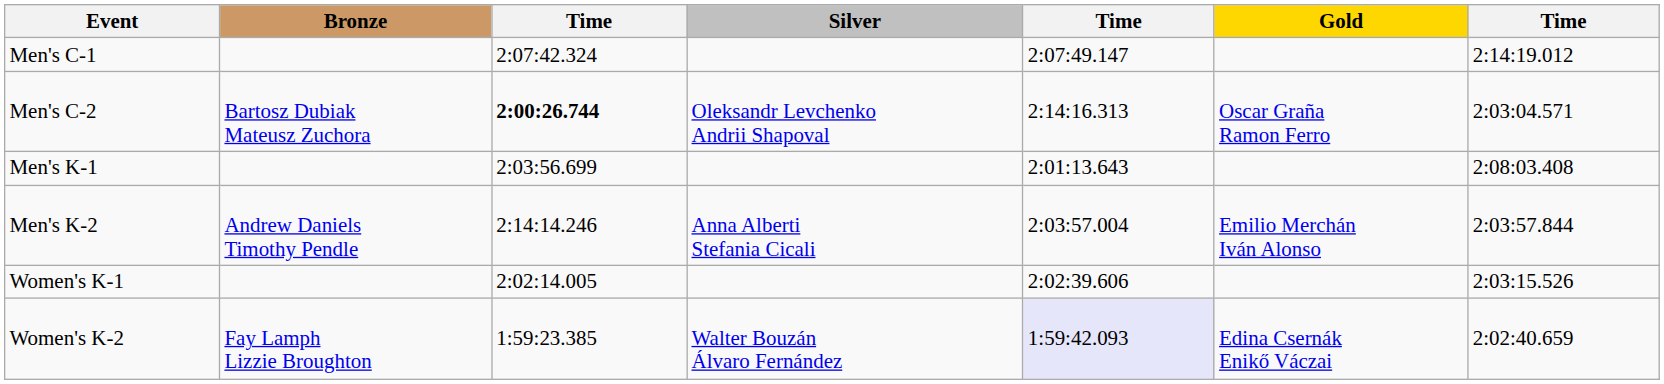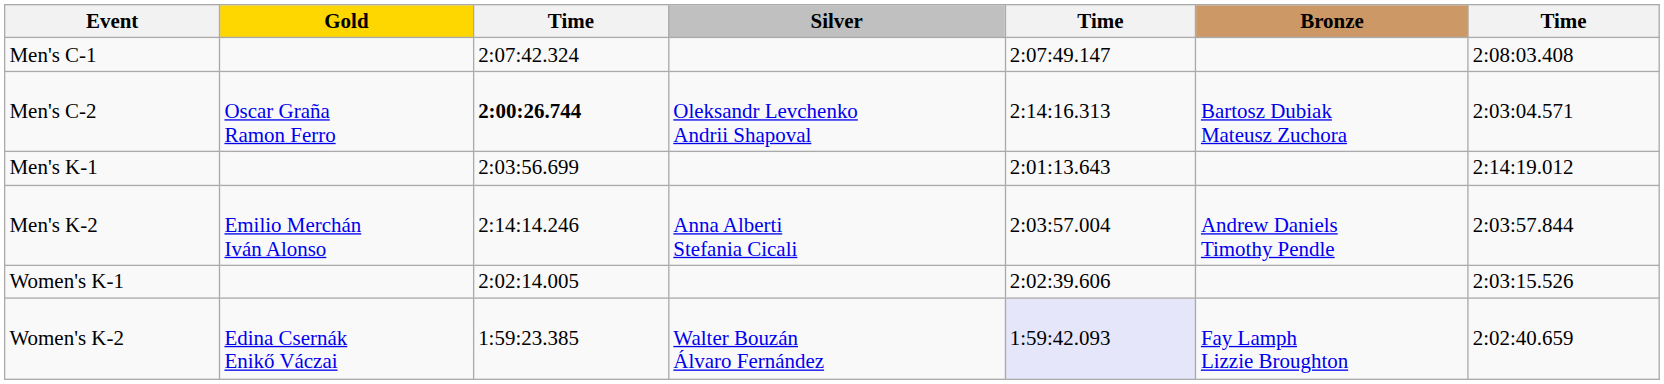columns swapped: (1341, 21) <-> (356, 21)
(1523, 54) 2:14:19.012 -> (1523, 54) 2:08:03.408
(1523, 168) 2:08:03.408 -> (1523, 168) 2:14:19.012
